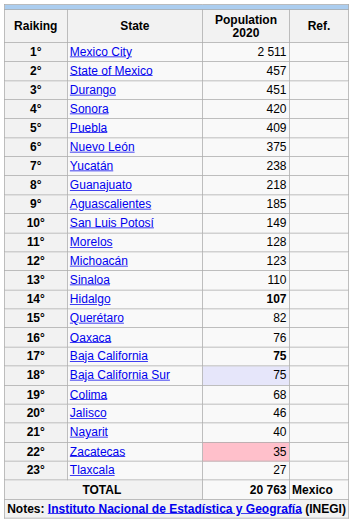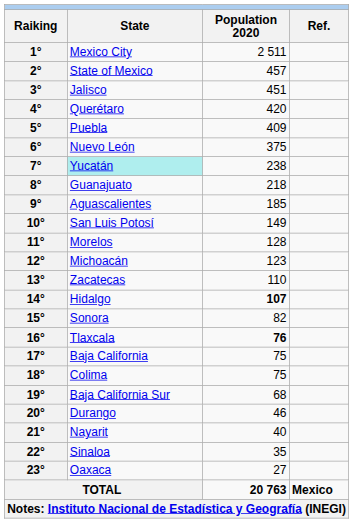(93, 90) Durango -> (88, 90) Jalisco
(89, 109) Sonora -> (97, 109) Querétaro
(92, 166) no background -> (92, 166) paleturquoise background
(90, 280) Sinaloa -> (98, 280) Zacatecas
(97, 318) Querétaro -> (89, 318) Sonora
(91, 337) Oaxaca -> (92, 337) Tlaxcala
(280, 337) normal -> (280, 337) bold
(280, 356) bold -> (280, 356) normal
(120, 375) Baja California Sur -> (89, 375) Colima
(280, 375) lavender background -> (280, 375) no background
(89, 394) Colima -> (120, 394) Baja California Sur
(88, 413) Jalisco -> (93, 413) Durango
(98, 451) Zacatecas -> (90, 451) Sinaloa
(280, 451) pink background -> (280, 451) no background
(92, 470) Tlaxcala -> (91, 470) Oaxaca
